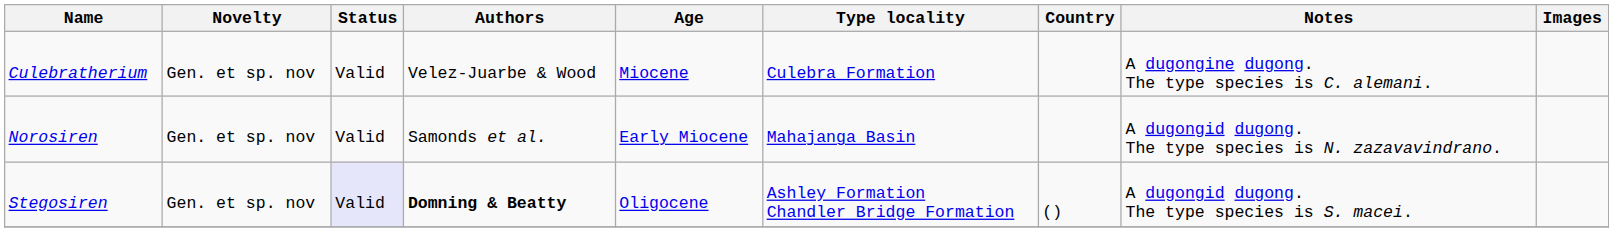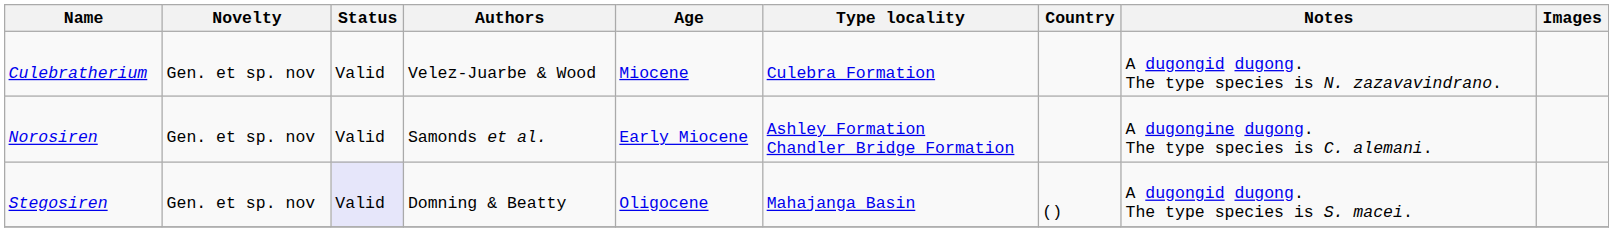(1279, 74) A dugongine dugong. The type species is C. alemani. -> (1314, 74) A dugongid dugong. The type species is N. zazavavindrano.
(841, 139) Mahajanga Basin -> (891, 139) Ashley Formation Chandler Bridge Formation
(1314, 139) A dugongid dugong. The type species is N. zazavavindrano. -> (1279, 139) A dugongine dugong. The type species is C. alemani.
(487, 204) bold -> (487, 204) normal
(891, 204) Ashley Formation Chandler Bridge Formation -> (841, 204) Mahajanga Basin
